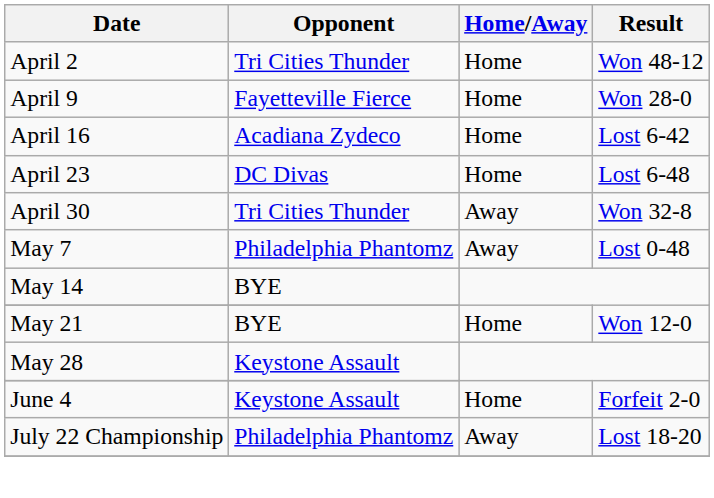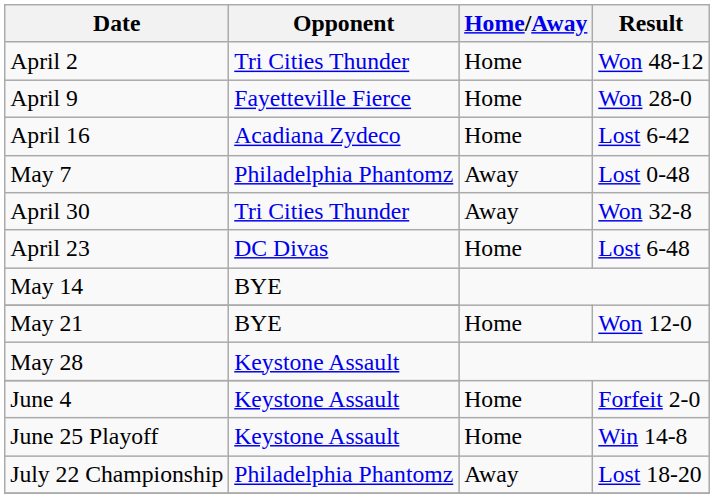rows swapped: (50, 173) <-> (41, 248)
+ row: (84, 436)
